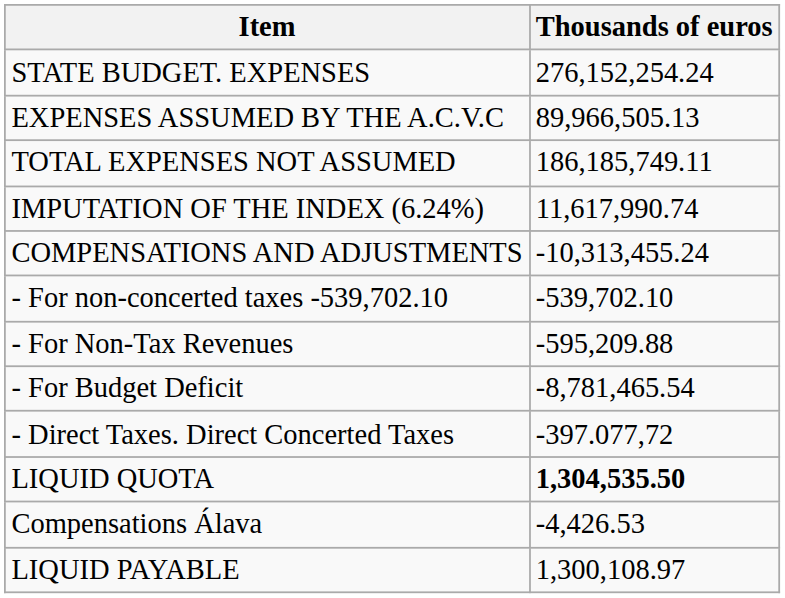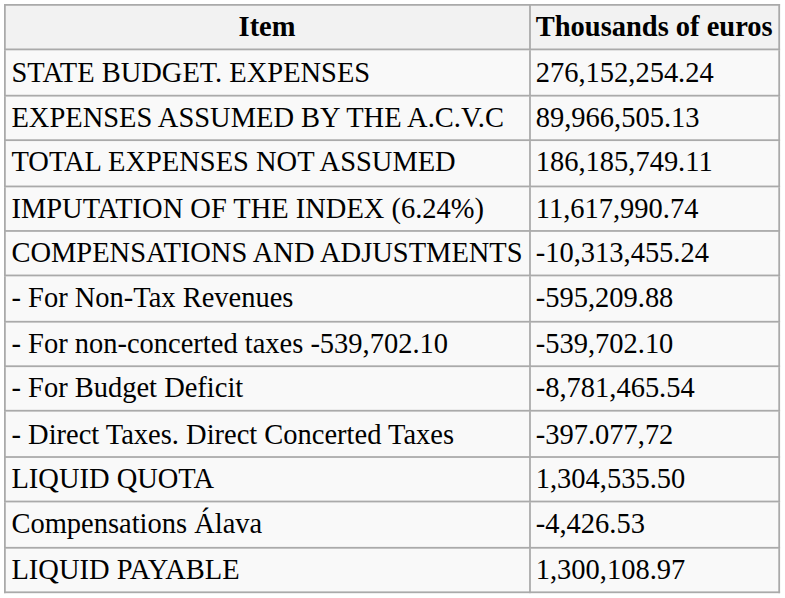rows swapped: (230, 298) <-> (152, 343)
(610, 478) bold -> (610, 478) normal
